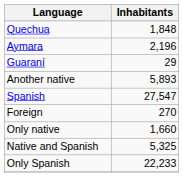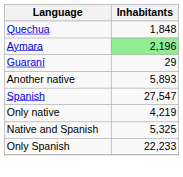(163, 46) no background -> (163, 46) lightgreen background
- row: (25, 113)
(163, 130) 1,660 -> (163, 113) 4,219
